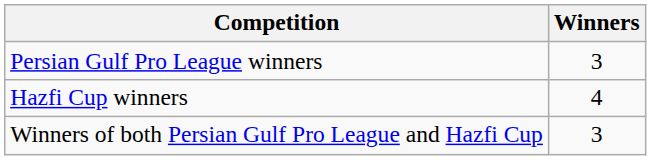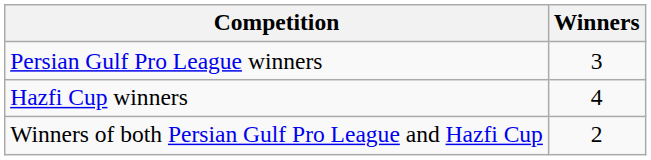(597, 135) 3 -> (597, 135) 2
